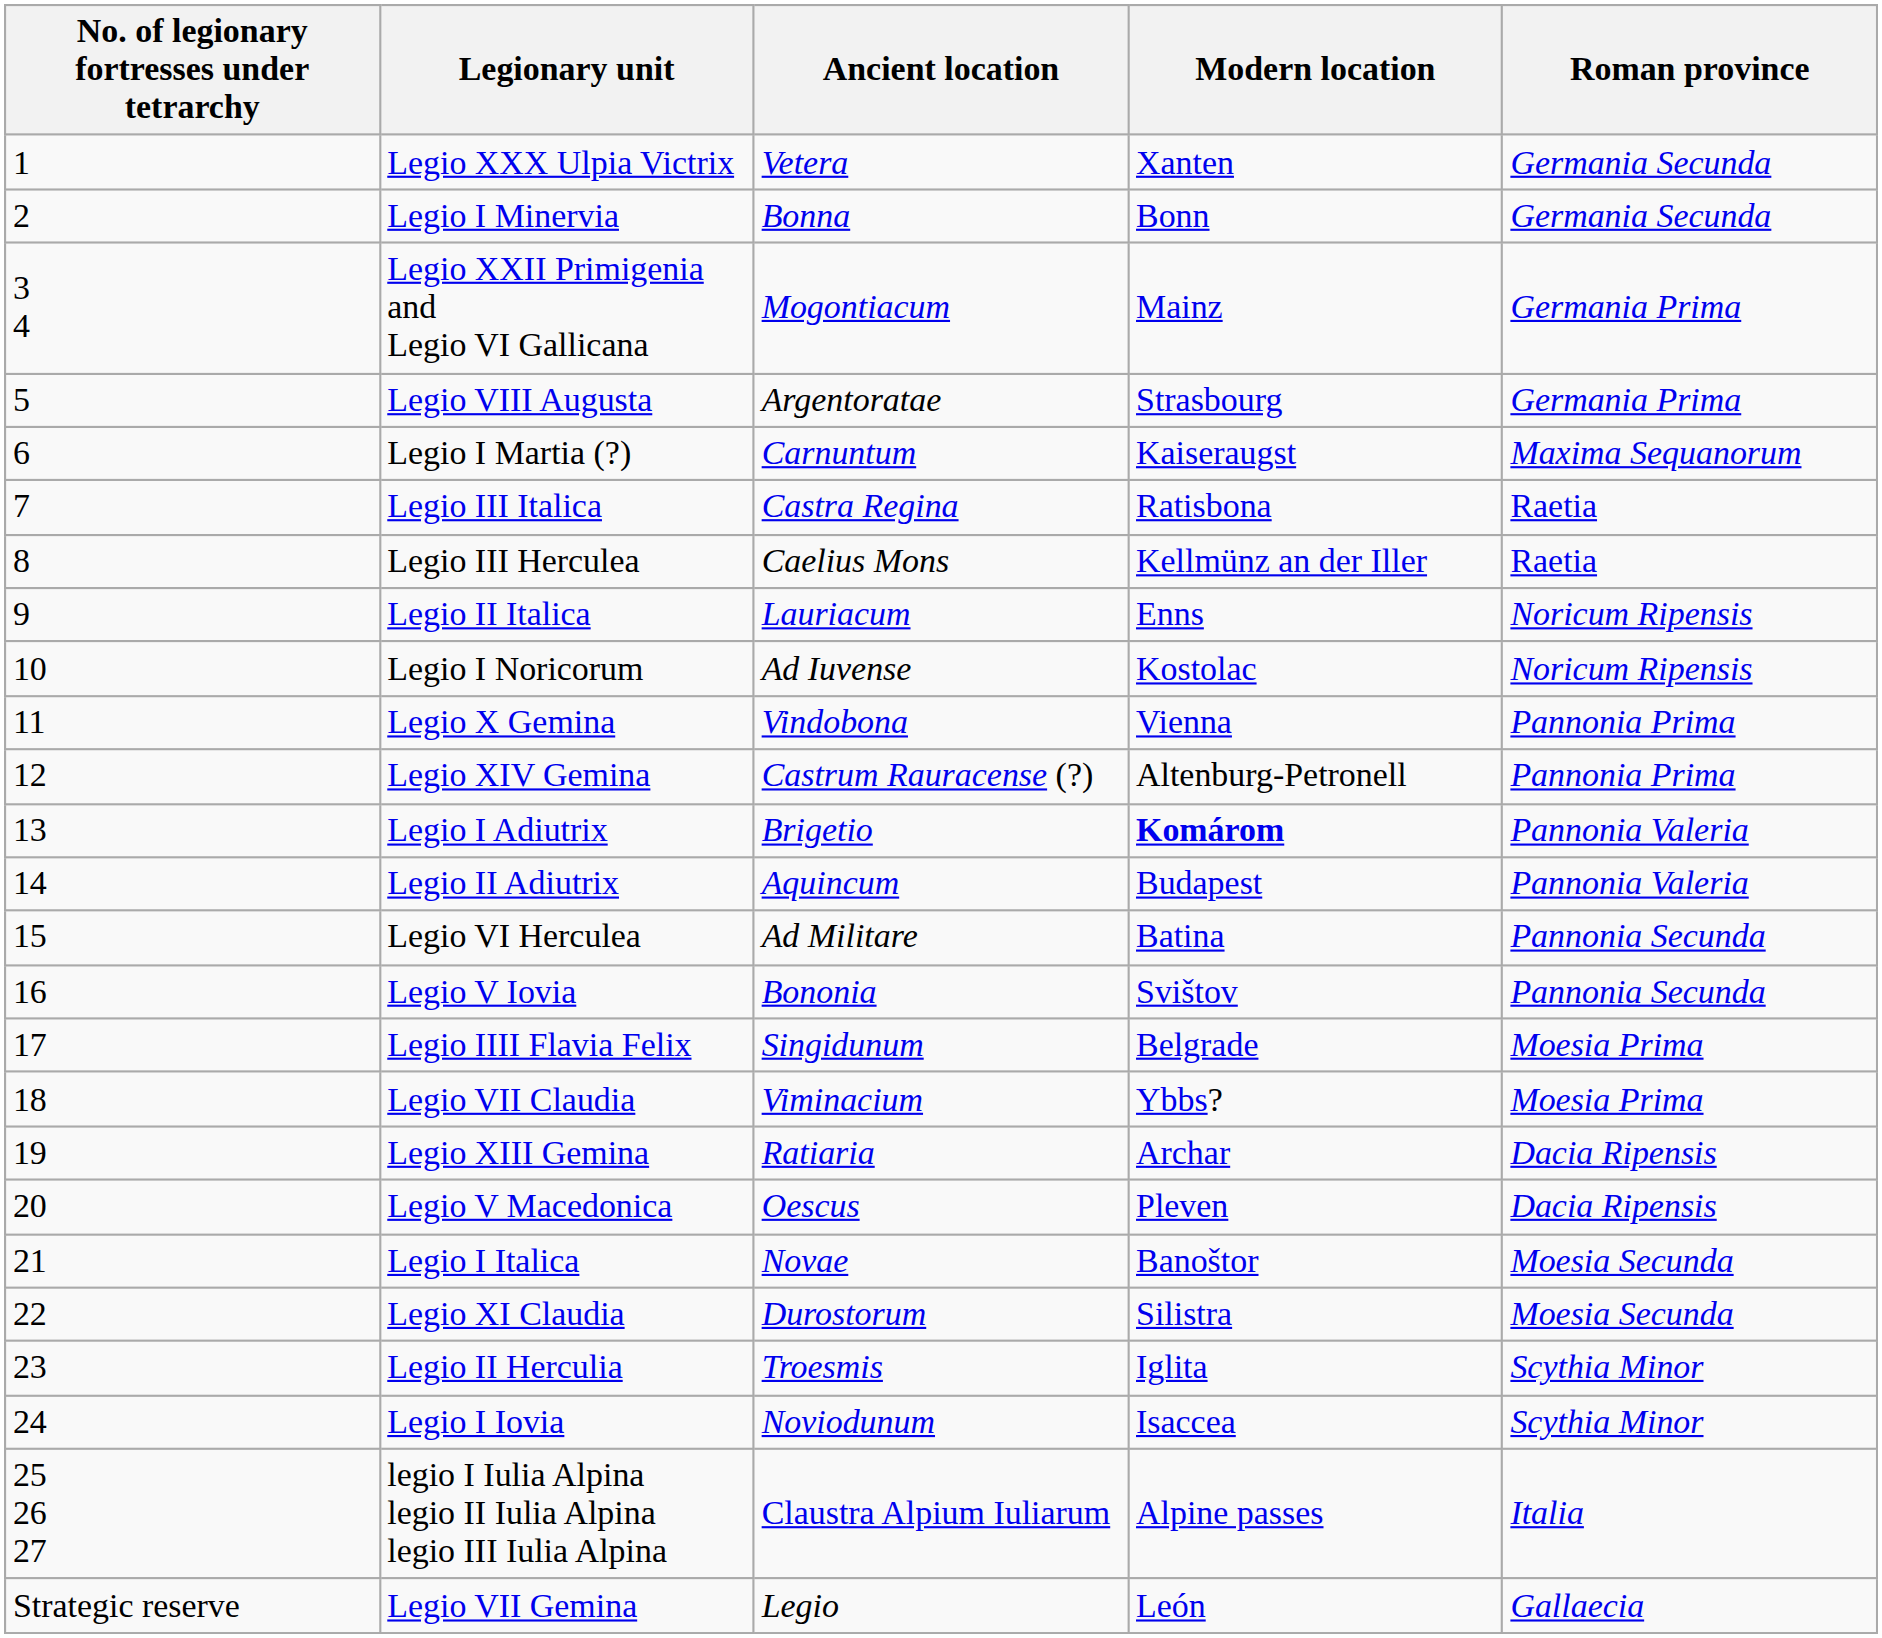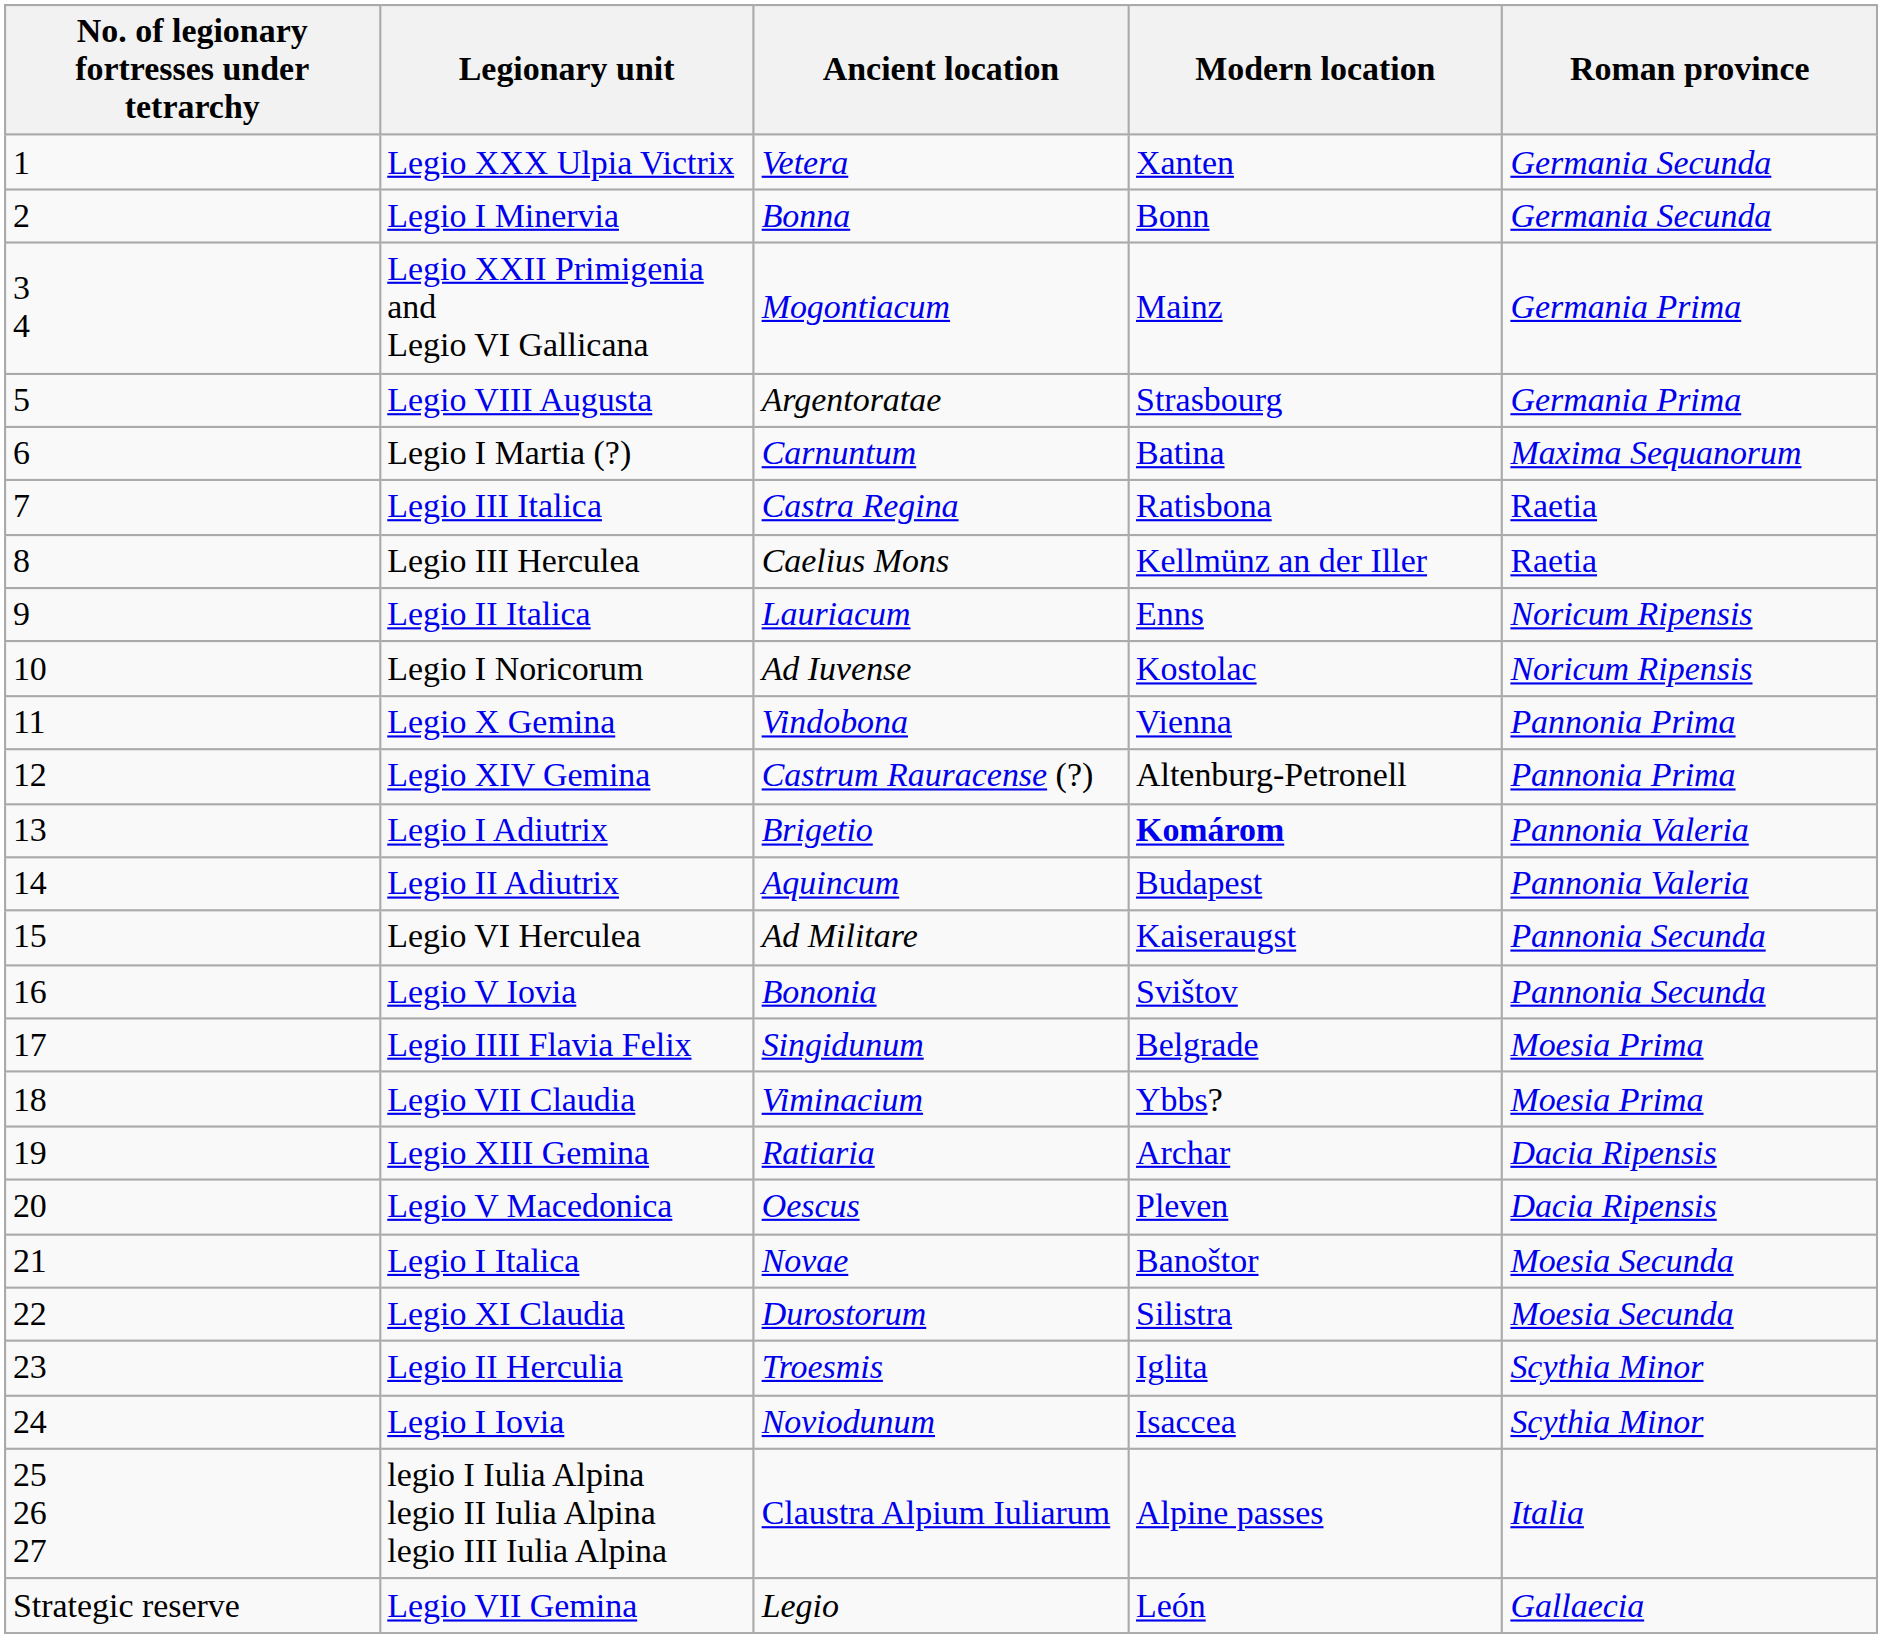(1216, 453) Kaiseraugst -> (1180, 453) Batina
(1180, 937) Batina -> (1216, 937) Kaiseraugst
